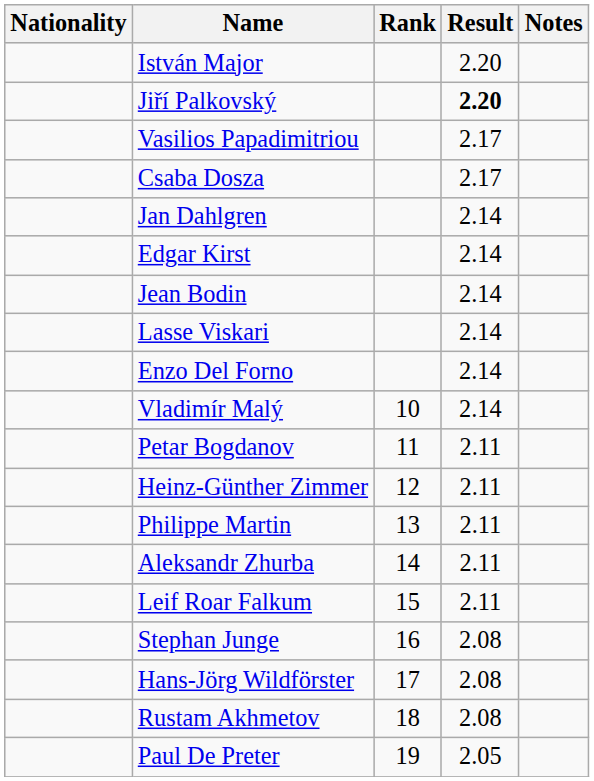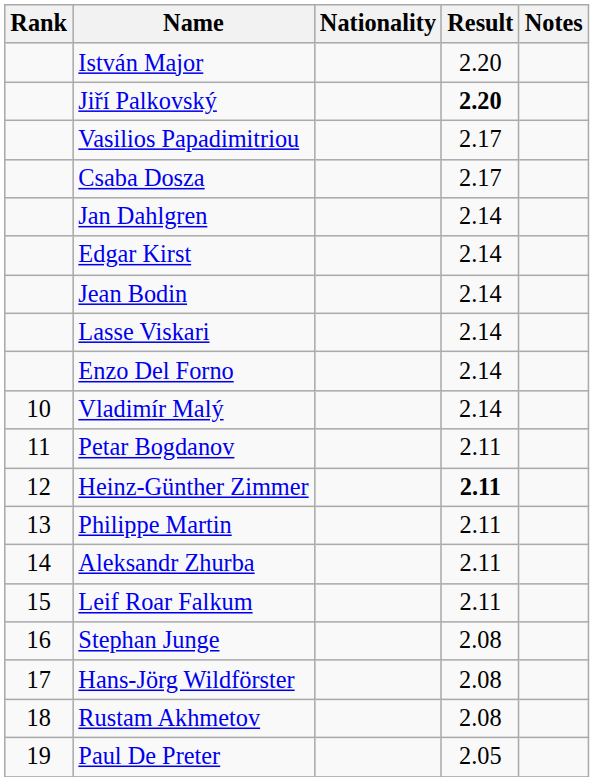columns swapped: (408, 23) <-> (68, 23)
(480, 486) normal -> (480, 486) bold
